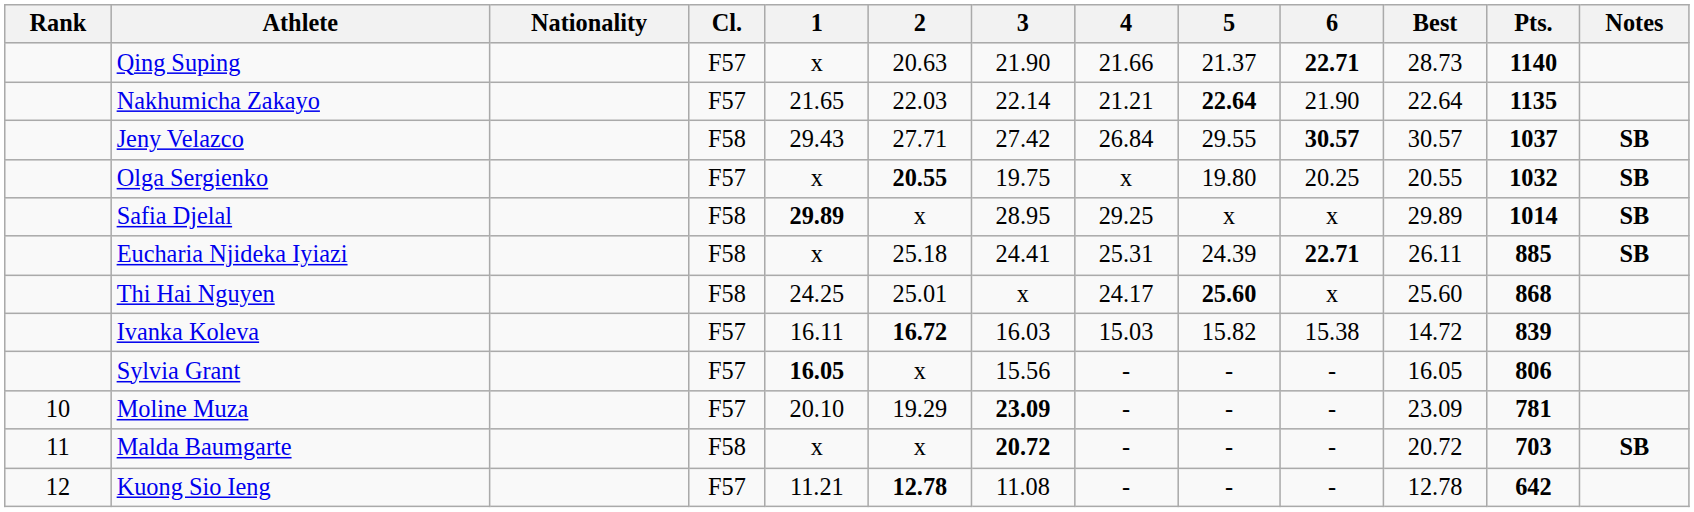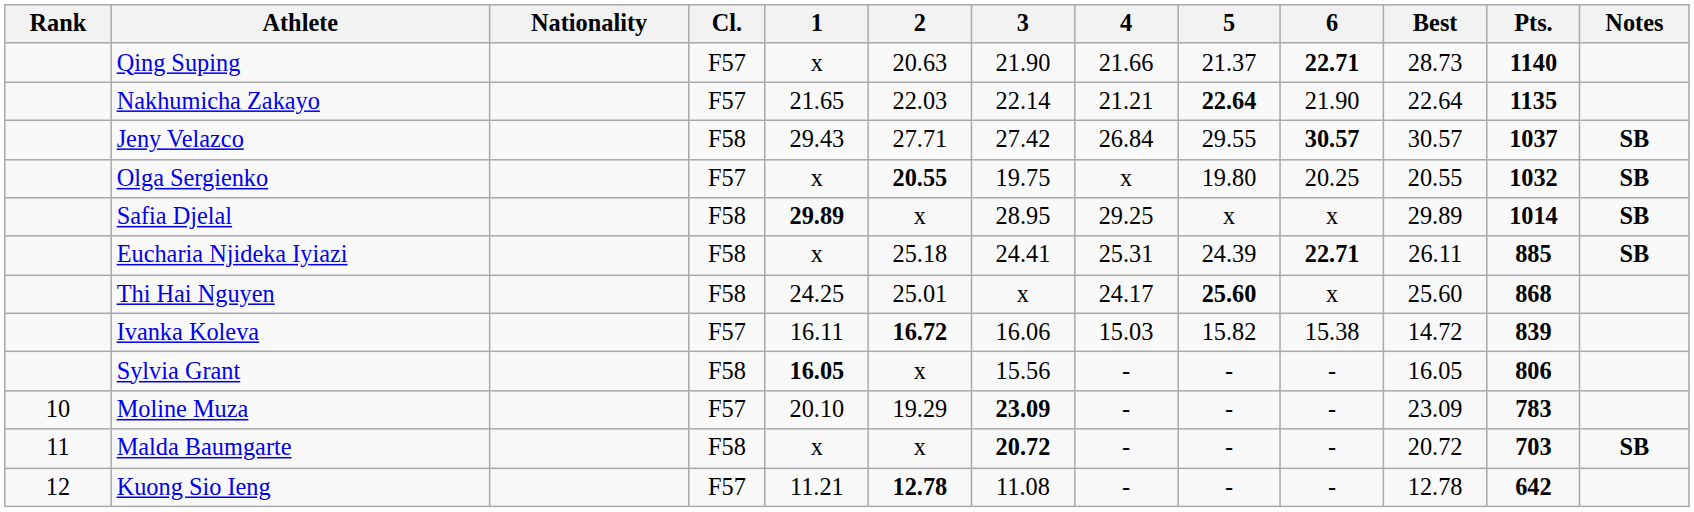(1023, 332) 16.03 -> (1023, 332) 16.06
(727, 370) F57 -> (727, 370) F58
(1533, 409) 781 -> (1533, 409) 783
